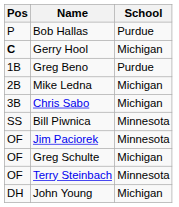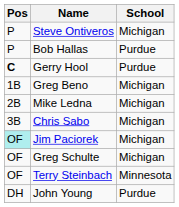+ row: (73, 31)
(140, 49) Michigan -> (137, 67) Purdue
(136, 67) Purdue -> (142, 85) Michigan
- row: (62, 121)
(15, 139) no background -> (15, 139) paleturquoise background
(143, 139) Minnesota -> (142, 139) Michigan
(140, 193) Michigan -> (137, 193) Purdue
